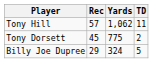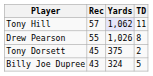(120, 24) no background -> (120, 24) lavender background
+ row: (36, 38)
(115, 38) 775 -> (115, 51) 375
(94, 51) 29 -> (94, 64) 43
